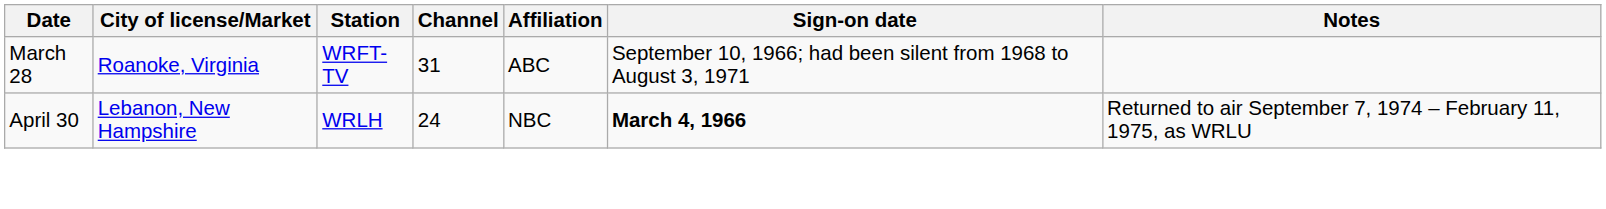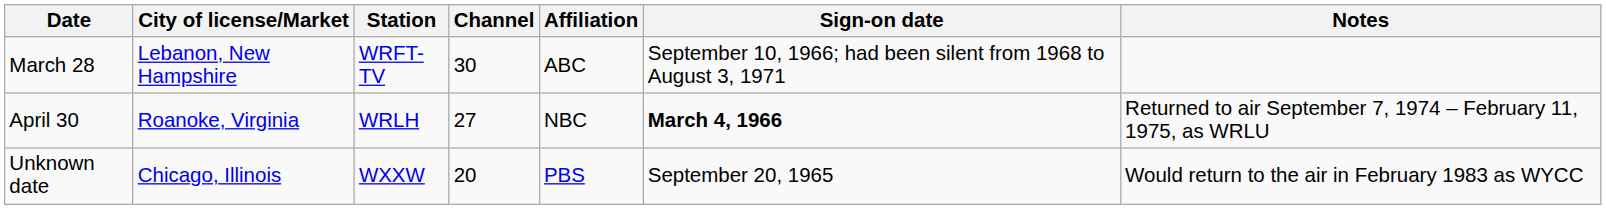(178, 64) Roanoke, Virginia -> (204, 64) Lebanon, New Hampshire
(429, 64) 31 -> (465, 64) 30
(164, 120) Lebanon, New Hampshire -> (218, 120) Roanoke, Virginia
(429, 120) 24 -> (465, 120) 27
+ row: (52, 175)
